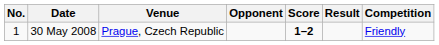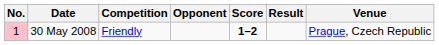columns swapped: (163, 13) <-> (398, 13)
(16, 31) no background -> (16, 31) pink background
